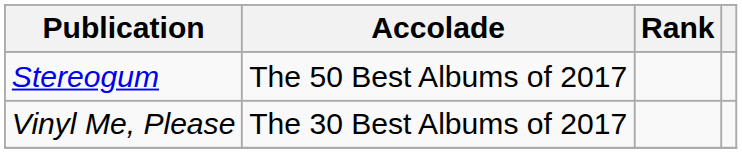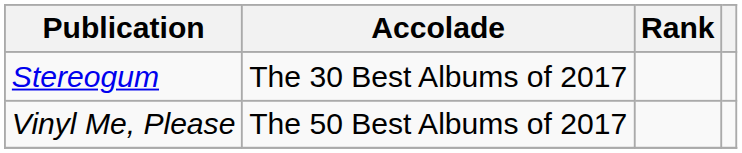(438, 76) The 50 Best Albums of 2017 -> (438, 76) The 30 Best Albums of 2017
(438, 123) The 30 Best Albums of 2017 -> (438, 123) The 50 Best Albums of 2017
